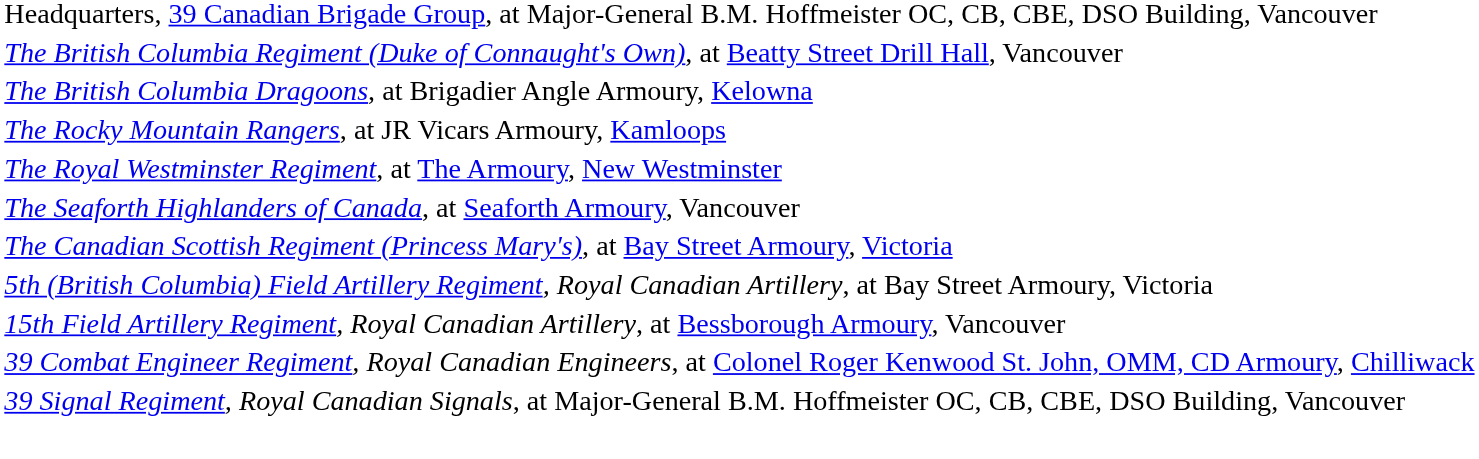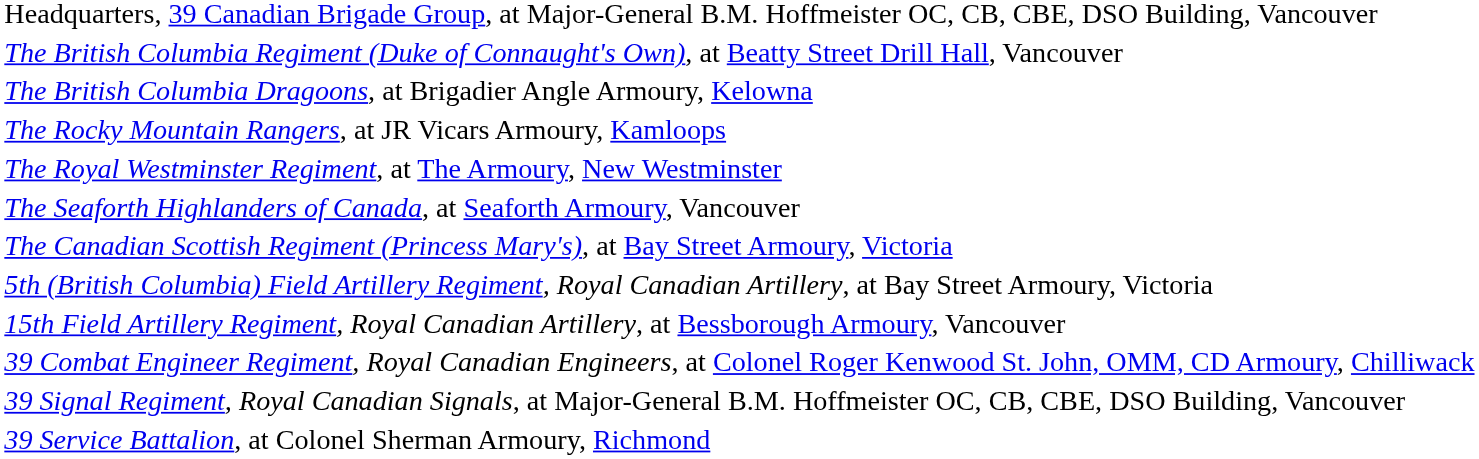+ row: (357, 439)
